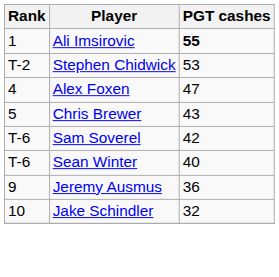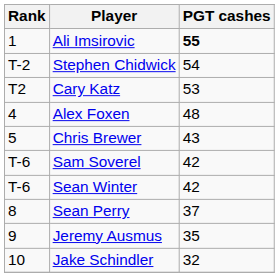(191, 65) 53 -> (191, 65) 54
+ row: (86, 89)
(191, 89) 47 -> (191, 114) 48
(191, 162) 40 -> (191, 187) 42
+ row: (91, 211)
(191, 187) 36 -> (191, 235) 35
